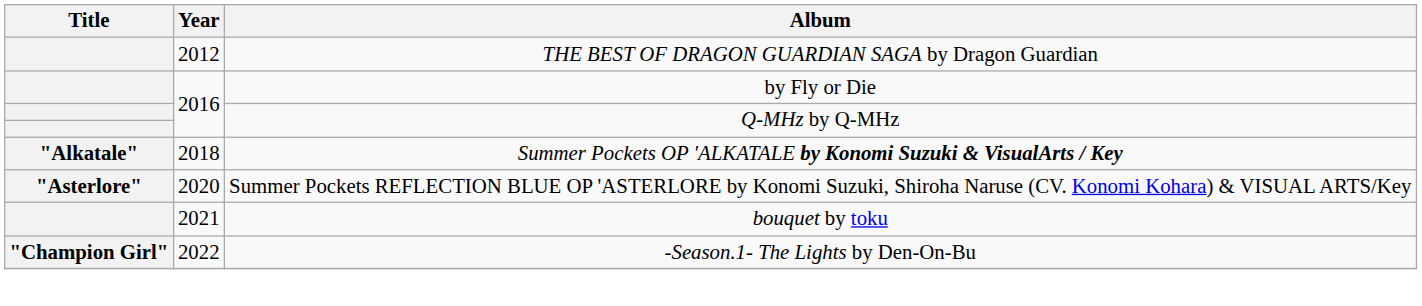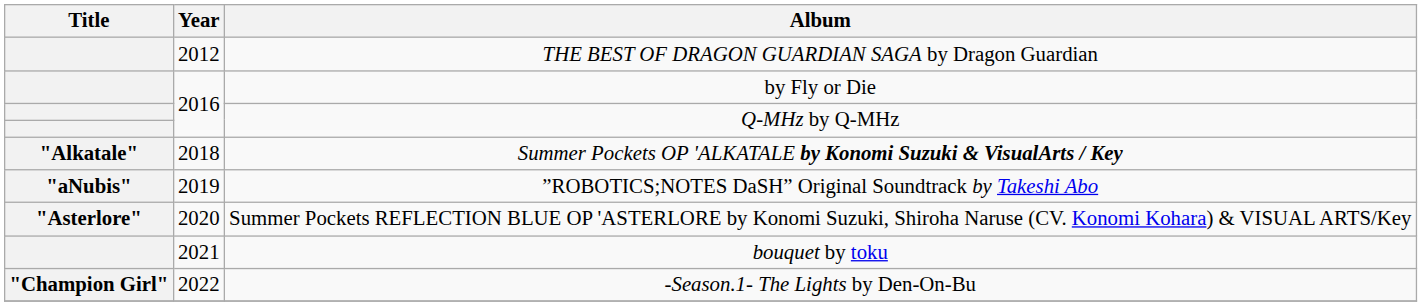+ row: (199, 185)
